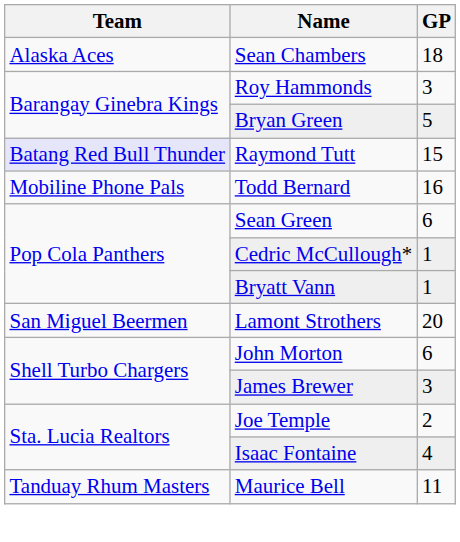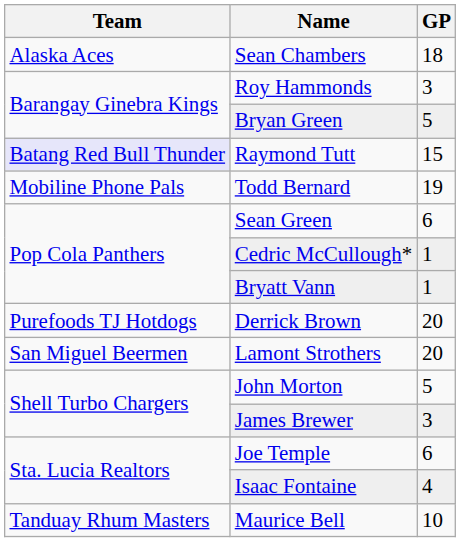(432, 187) 16 -> (432, 187) 19
+ row: (298, 320)
(427, 353) 6 -> (427, 386) 5
(427, 420) 2 -> (427, 453) 6
(432, 486) 11 -> (432, 519) 10
